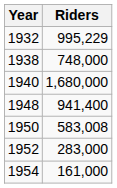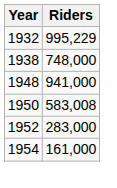- row: (23, 82)
(83, 104) 941,400 -> (71, 82) 941,000
